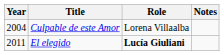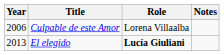(16, 27) 2004 -> (16, 27) 2006
(16, 43) 2011 -> (16, 43) 2013
